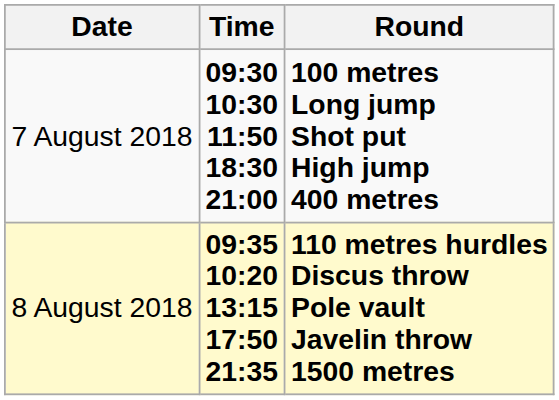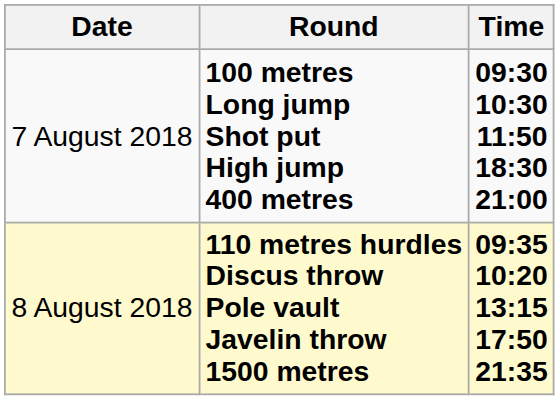columns swapped: (242, 26) <-> (419, 26)
